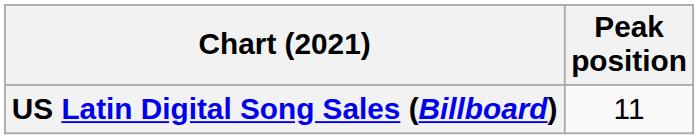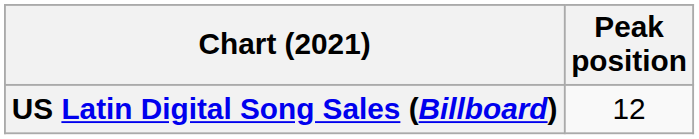(629, 108) 11 -> (629, 108) 12
